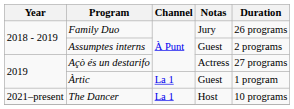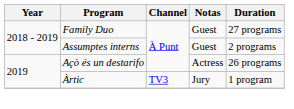(207, 29) Jury -> (204, 29) Guest
(261, 29) 26 programs -> (255, 29) 27 programs
(261, 63) 27 programs -> (255, 63) 26 programs
(164, 79) La 1 -> (158, 79) TV3
(210, 79) Guest -> (201, 79) Jury
- row: (94, 96)
